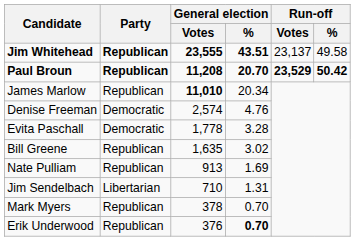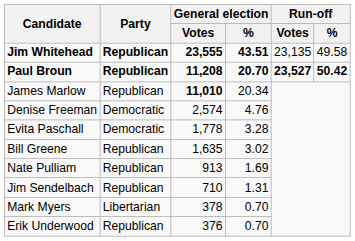(293, 52) 23,137 -> (293, 52) 23,135
(293, 71) 23,529 -> (293, 71) 23,527
(131, 187) Libertarian -> (133, 187) Republican
(133, 206) Republican -> (131, 206) Libertarian
(257, 226) bold -> (257, 226) normal
